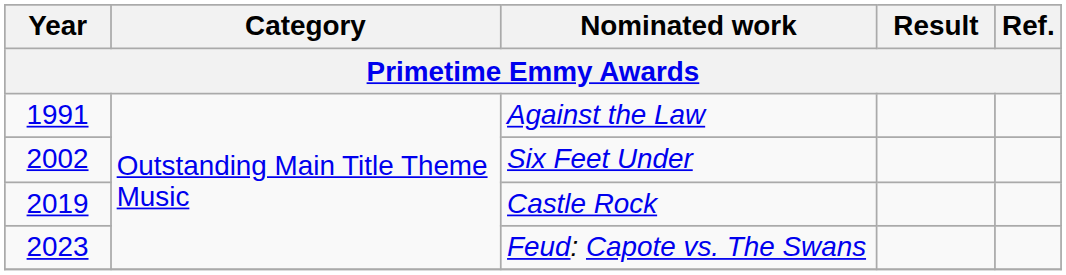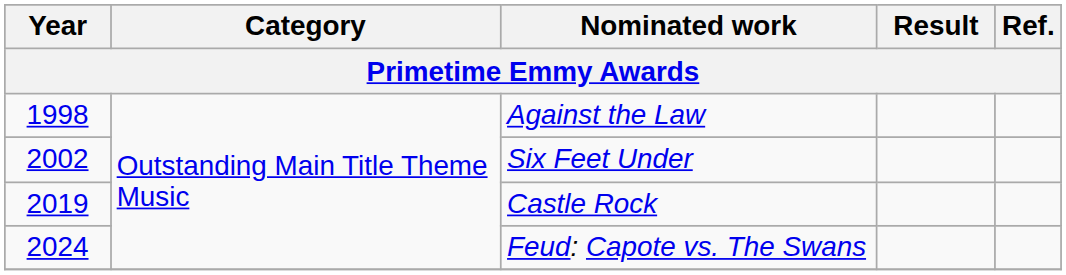(58, 114) 1991 -> (58, 114) 1998
(58, 247) 2023 -> (58, 247) 2024
